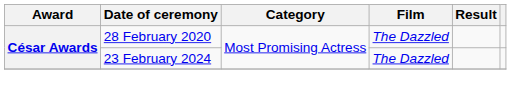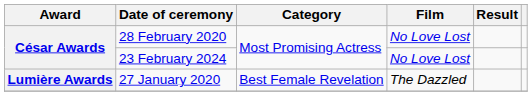(411, 36) The Dazzled -> (430, 36) No Love Lost
(411, 58) The Dazzled -> (430, 58) No Love Lost
+ row: (170, 79)
